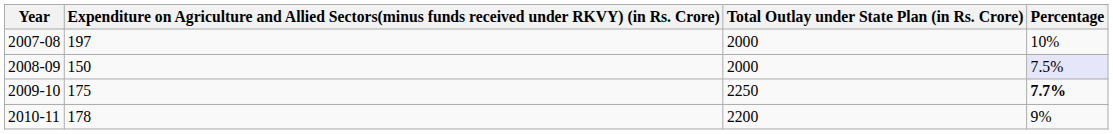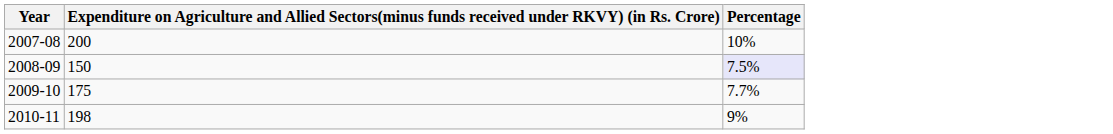- column: (875, 16)
(79, 41) 197 -> (79, 41) 200
(1048, 91) bold -> (743, 91) normal
(79, 116) 178 -> (79, 116) 198
